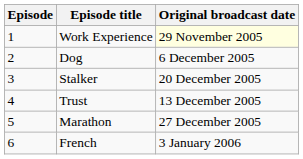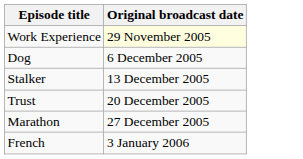- column: (30, 15)
(210, 79) 20 December 2005 -> (158, 79) 13 December 2005
(210, 100) 13 December 2005 -> (158, 100) 20 December 2005
